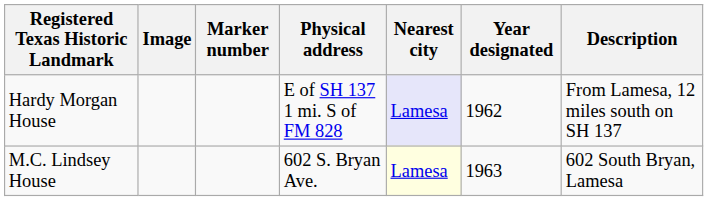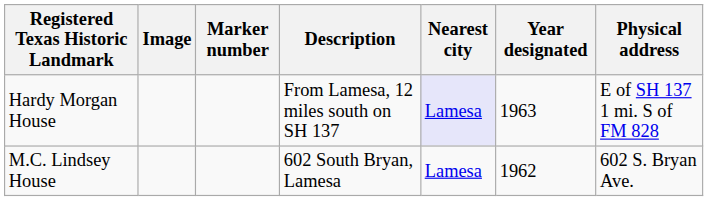columns swapped: (333, 39) <-> (632, 39)
(484, 110) 1962 -> (518, 110) 1963
(419, 170) lightyellow background -> (453, 170) no background
(484, 170) 1963 -> (518, 170) 1962
